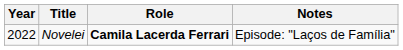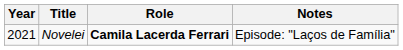(22, 34) 2022 -> (22, 34) 2021
